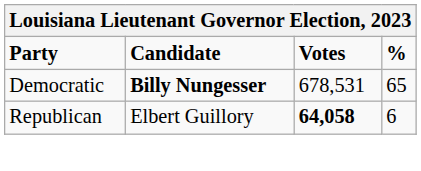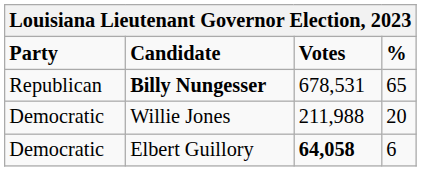(57, 85) Democratic -> (56, 85) Republican
+ row: (180, 117)
(56, 117) Republican -> (57, 149) Democratic
